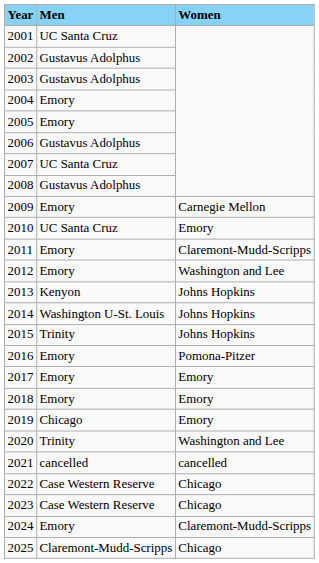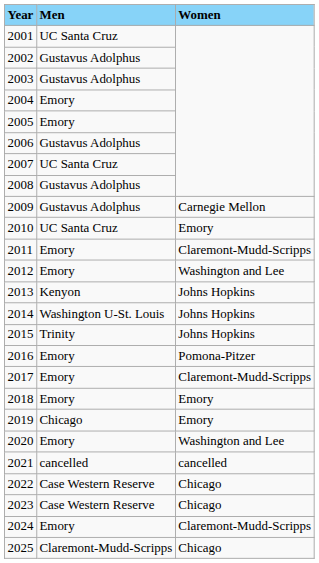(57, 206) Emory -> (90, 206) Gustavus Adolphus
(196, 377) Emory -> (245, 377) Claremont-Mudd-Scripps
(57, 441) Trinity -> (57, 441) Emory
